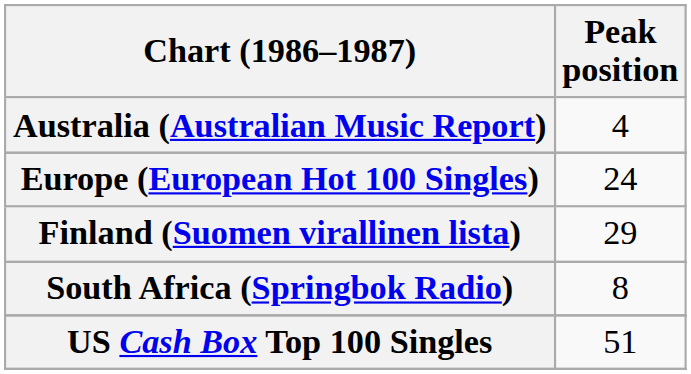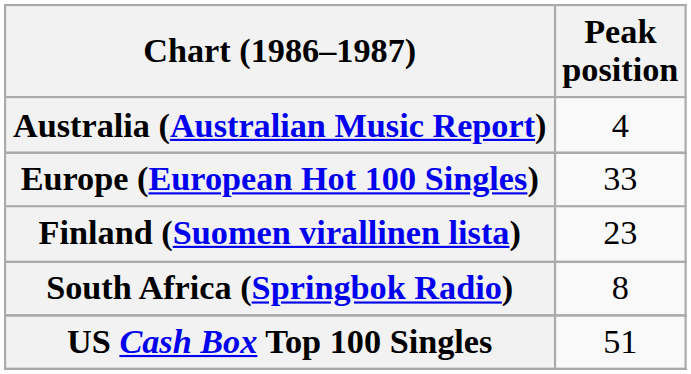(620, 178) 24 -> (620, 178) 33
(620, 233) 29 -> (620, 233) 23
